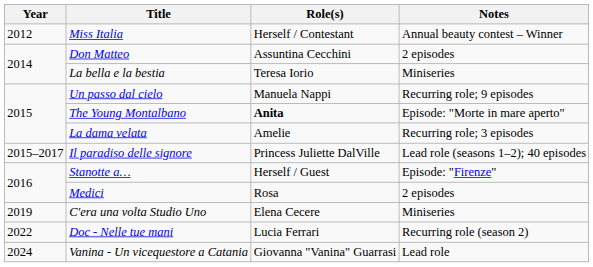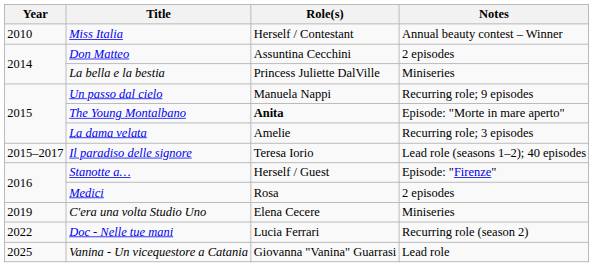(20, 34) 2012 -> (20, 34) 2010
(284, 73) Teresa Iorio -> (317, 73) Princess Juliette DalVille
(317, 152) Princess Juliette DalVille -> (284, 152) Teresa Iorio
(20, 251) 2024 -> (20, 251) 2025
